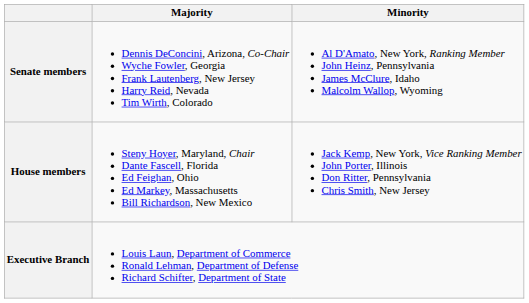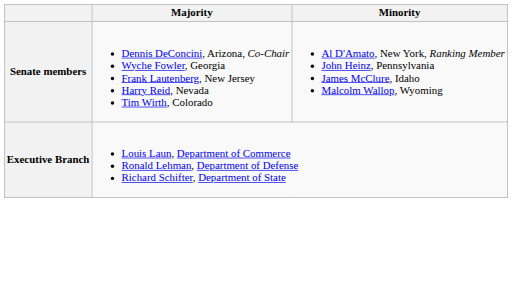- row: (48, 172)
